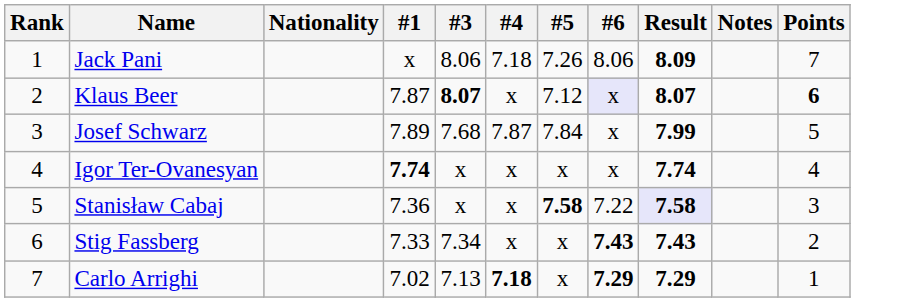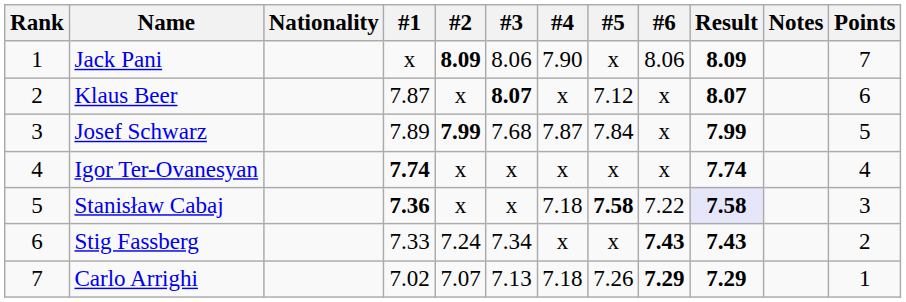+ column: (461, 22)
(511, 59) 7.18 -> (562, 59) 7.90
(562, 59) 7.26 -> (613, 59) x
(613, 95) lavender background -> (664, 95) no background
(814, 95) bold -> (865, 95) normal
(410, 205) normal -> (410, 205) bold
(511, 205) x -> (562, 205) 7.18
(511, 278) bold -> (562, 278) normal
(562, 278) x -> (613, 278) 7.26
